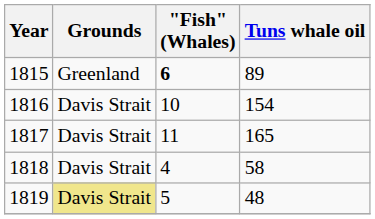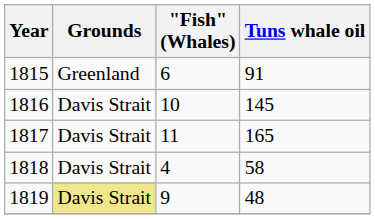(165, 73) bold -> (165, 73) normal
(254, 73) 89 -> (254, 73) 91
(259, 104) 154 -> (259, 104) 145
(165, 198) 5 -> (165, 198) 9
